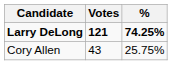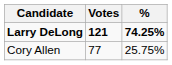(95, 50) 43 -> (95, 50) 77
